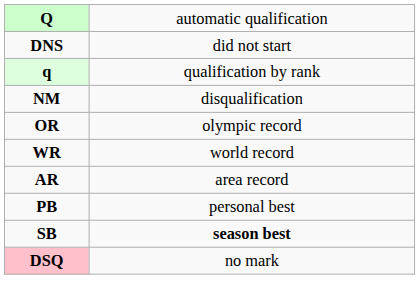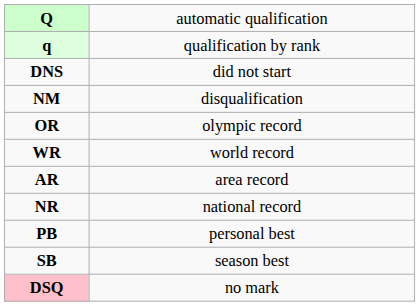rows swapped: (47, 71) <-> (47, 44)
+ row: (47, 206)
(252, 233) bold -> (252, 260) normal
